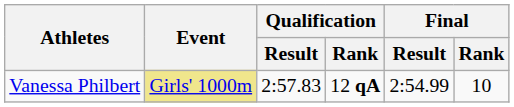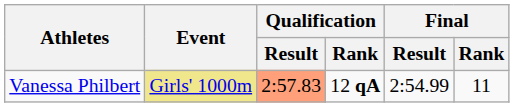(291, 86) no background -> (291, 86) lightsalmon background
(481, 86) 10 -> (481, 86) 11
